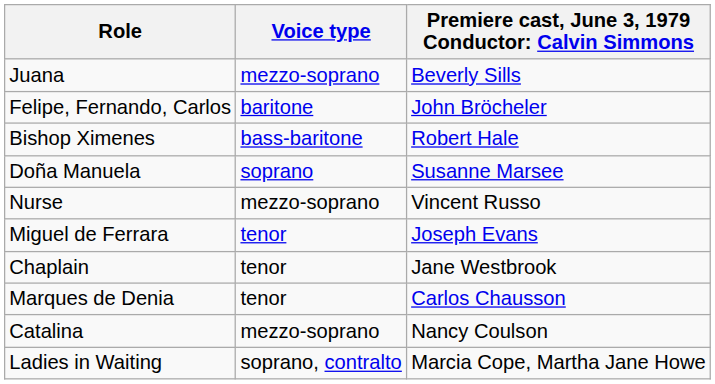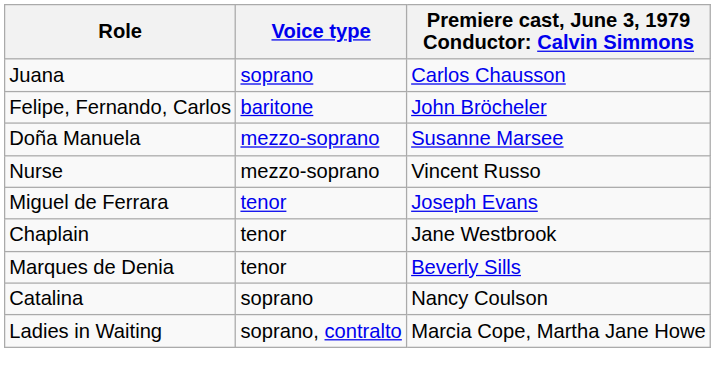(310, 75) mezzo-soprano -> (277, 75) soprano
(466, 75) Beverly Sills -> (488, 75) Carlos Chausson
- row: (82, 139)
(277, 171) soprano -> (310, 139) mezzo-soprano
(488, 298) Carlos Chausson -> (466, 266) Beverly Sills
(310, 330) mezzo-soprano -> (277, 298) soprano
